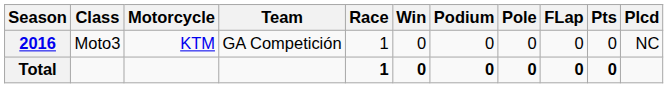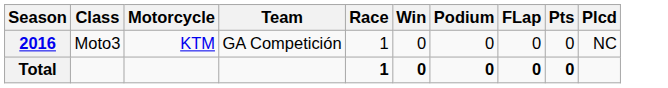- column: (519, 17)
